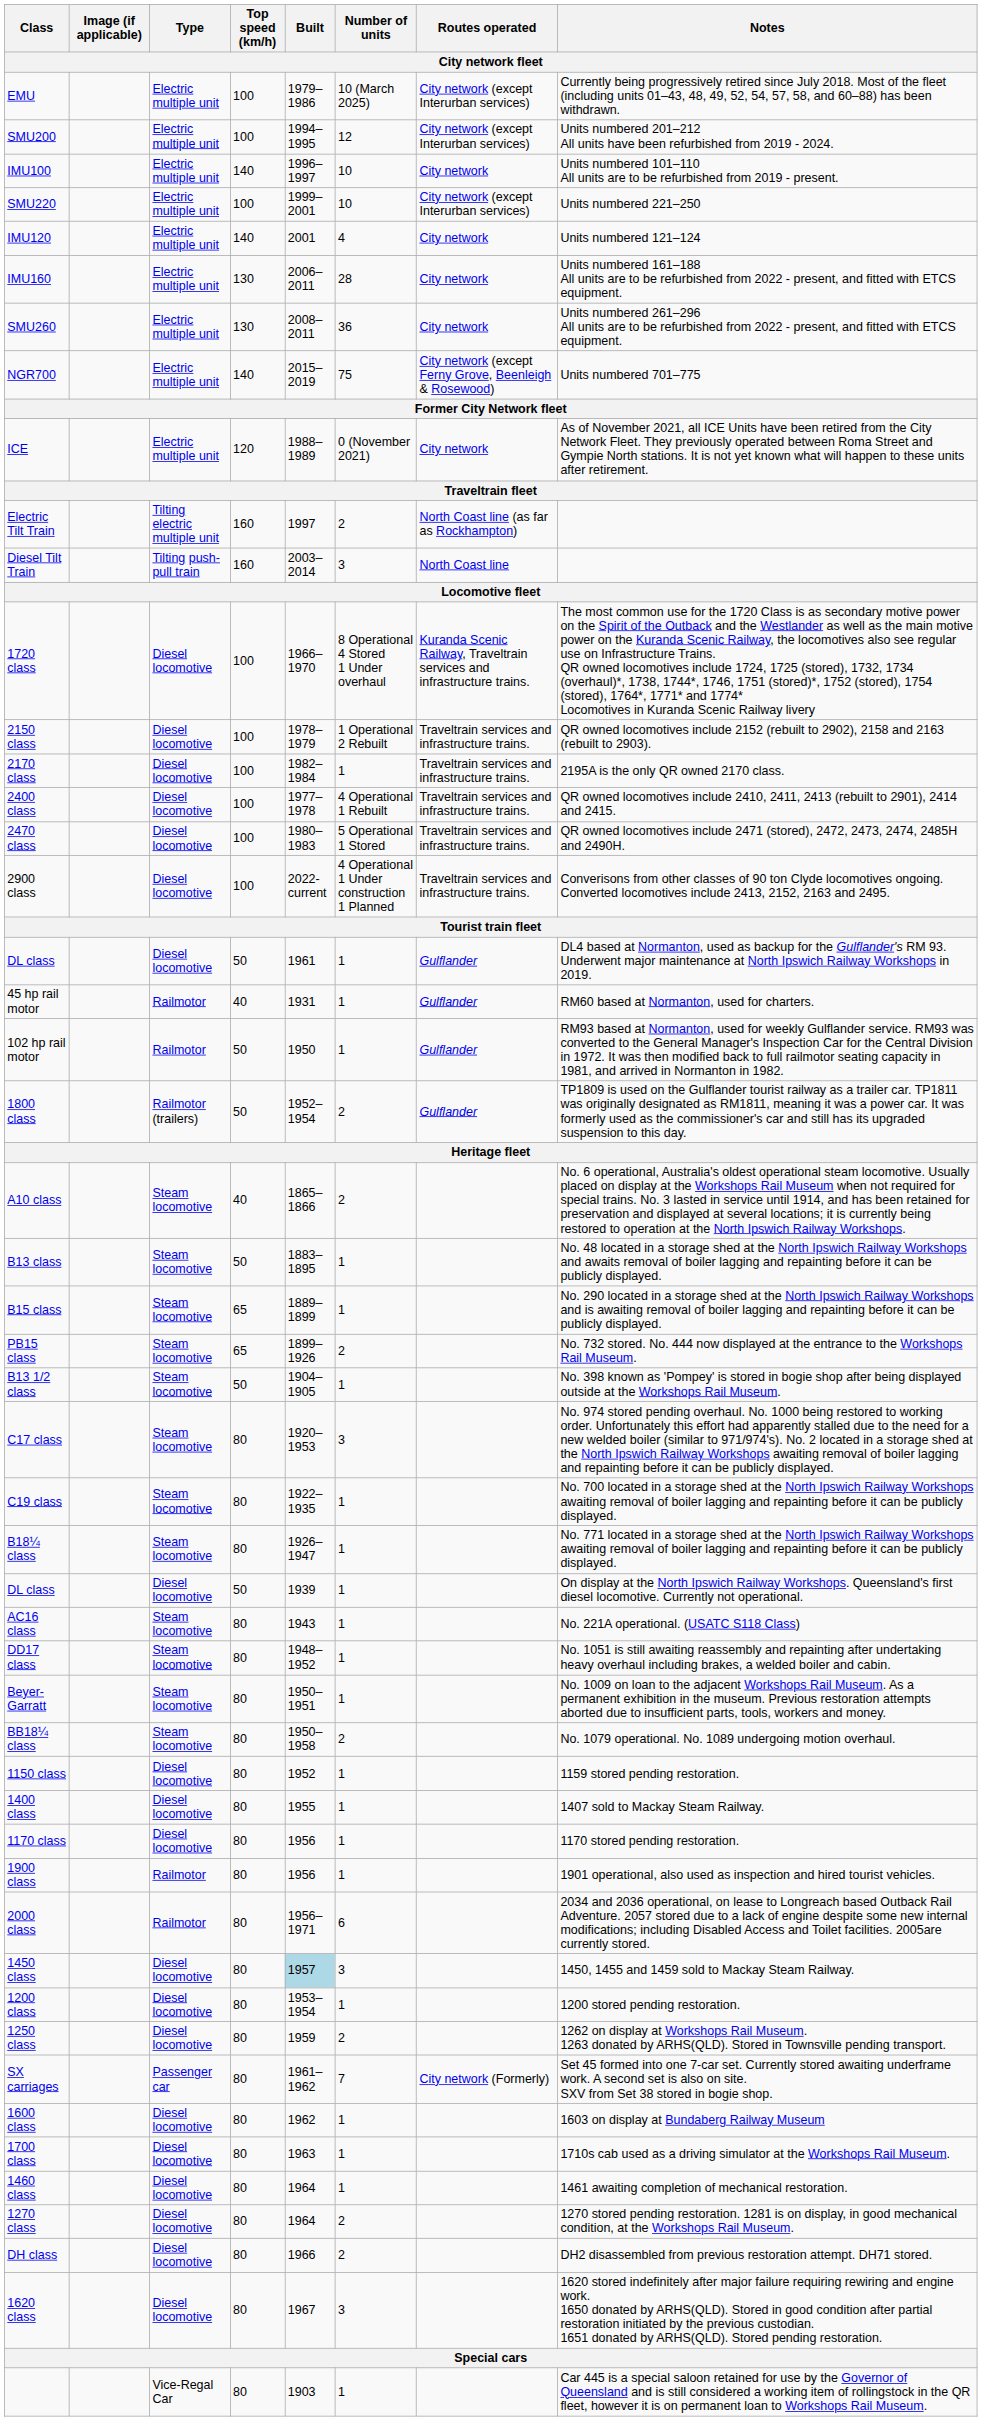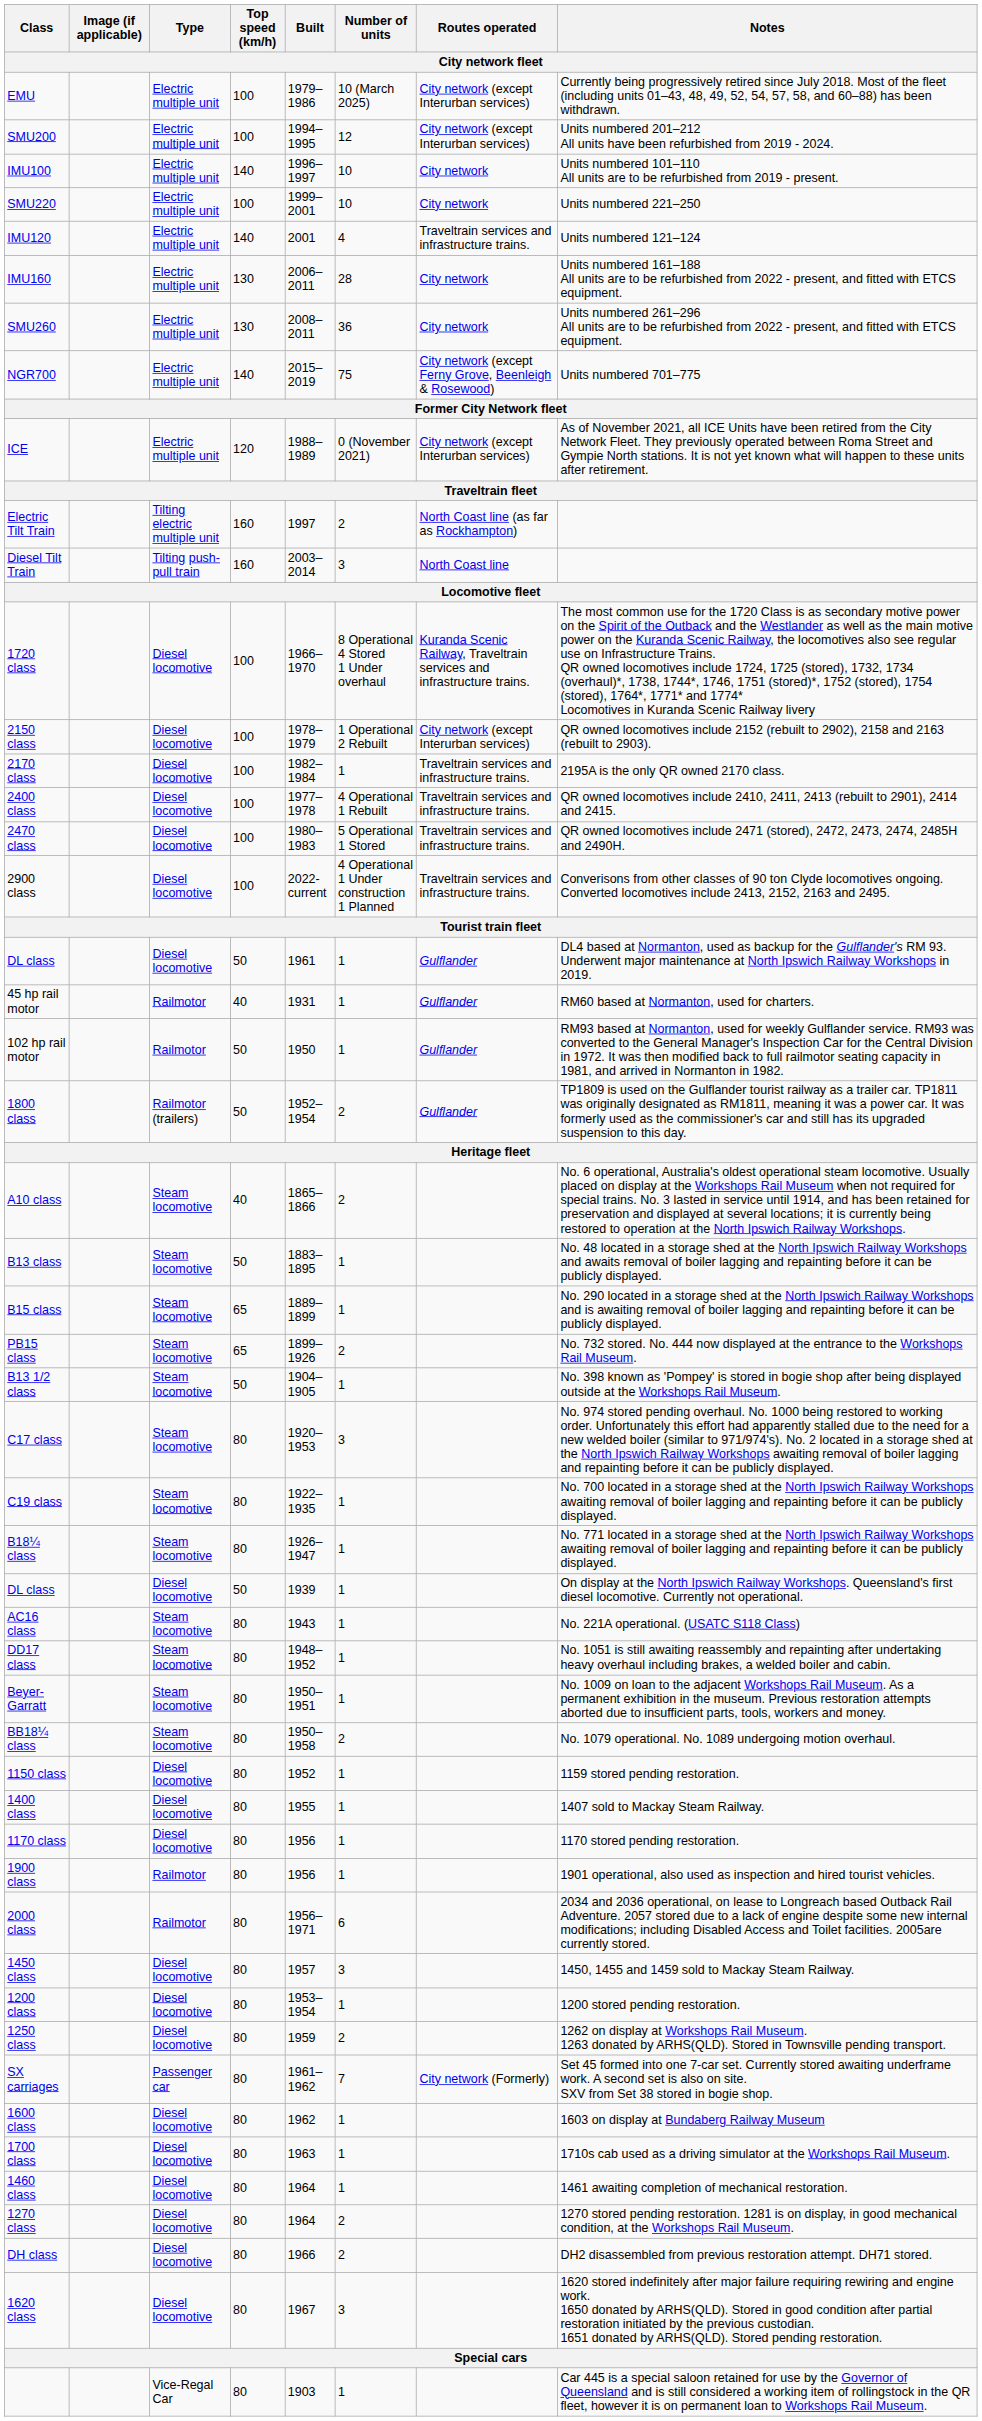(476, 204) City network (except Interurban services) -> (454, 204) City network
(454, 238) City network -> (485, 238) Traveltrain services and infrastructure trains.
(454, 449) City network -> (476, 449) City network (except Interurban services)
(485, 736) Traveltrain services and infrastructure trains. -> (476, 736) City network (except Interurban services)
(302, 1970) lightblue background -> (302, 1970) no background
